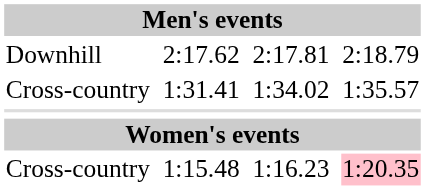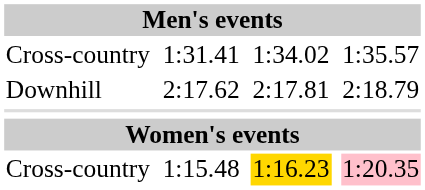rows swapped: (78, 89) <-> (54, 54)
(291, 169) no background -> (291, 169) gold background
